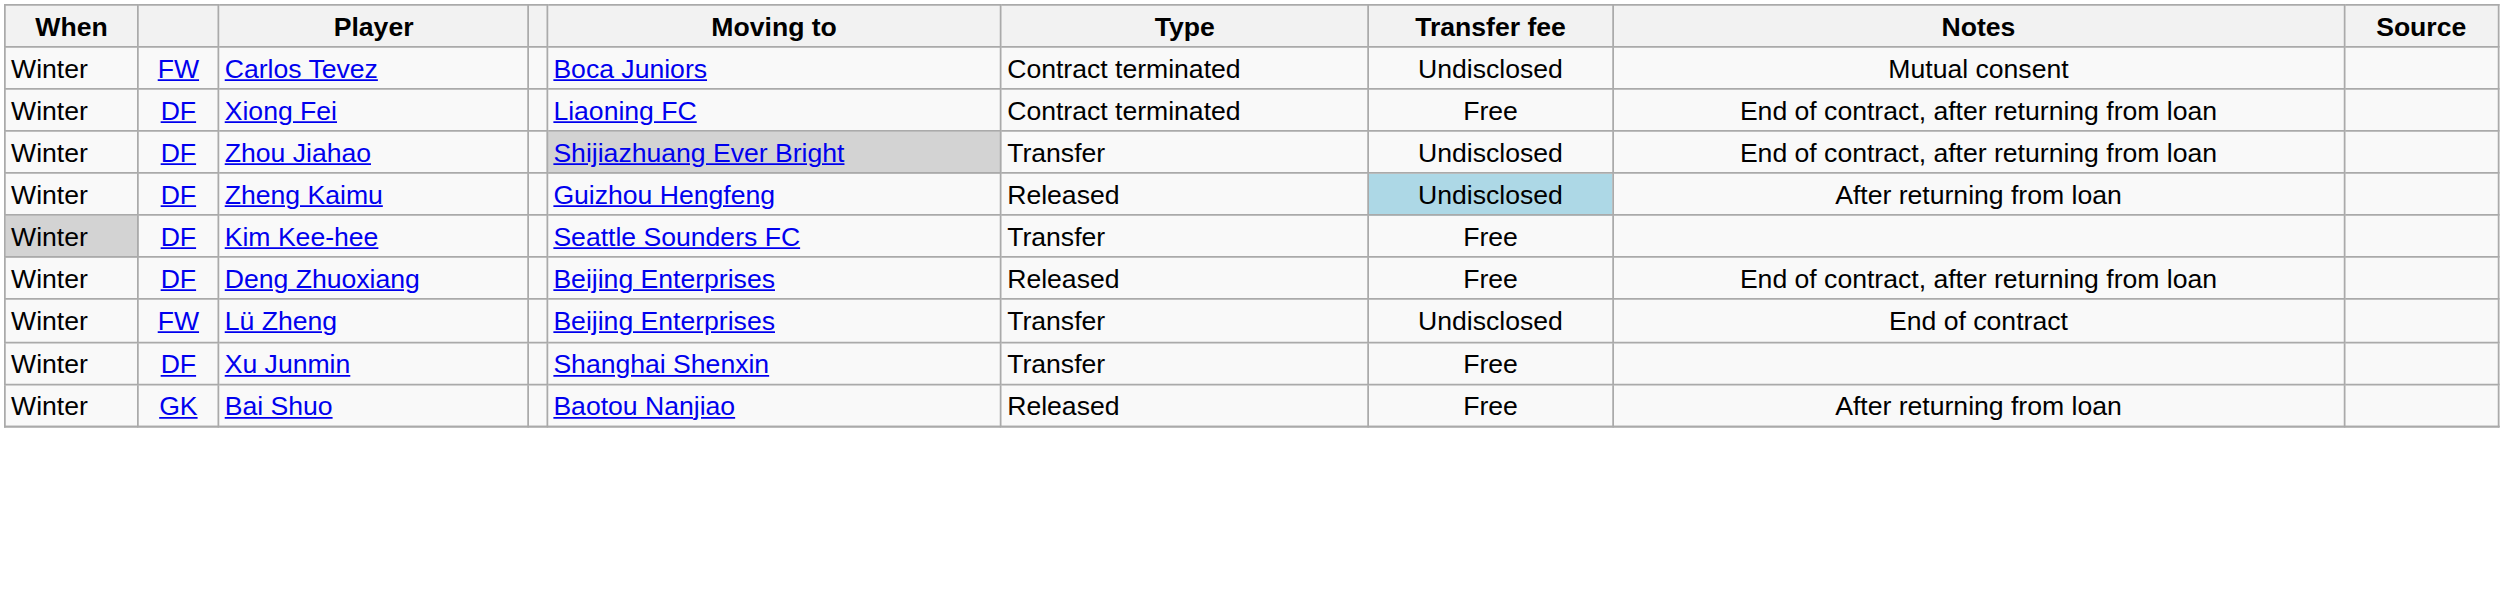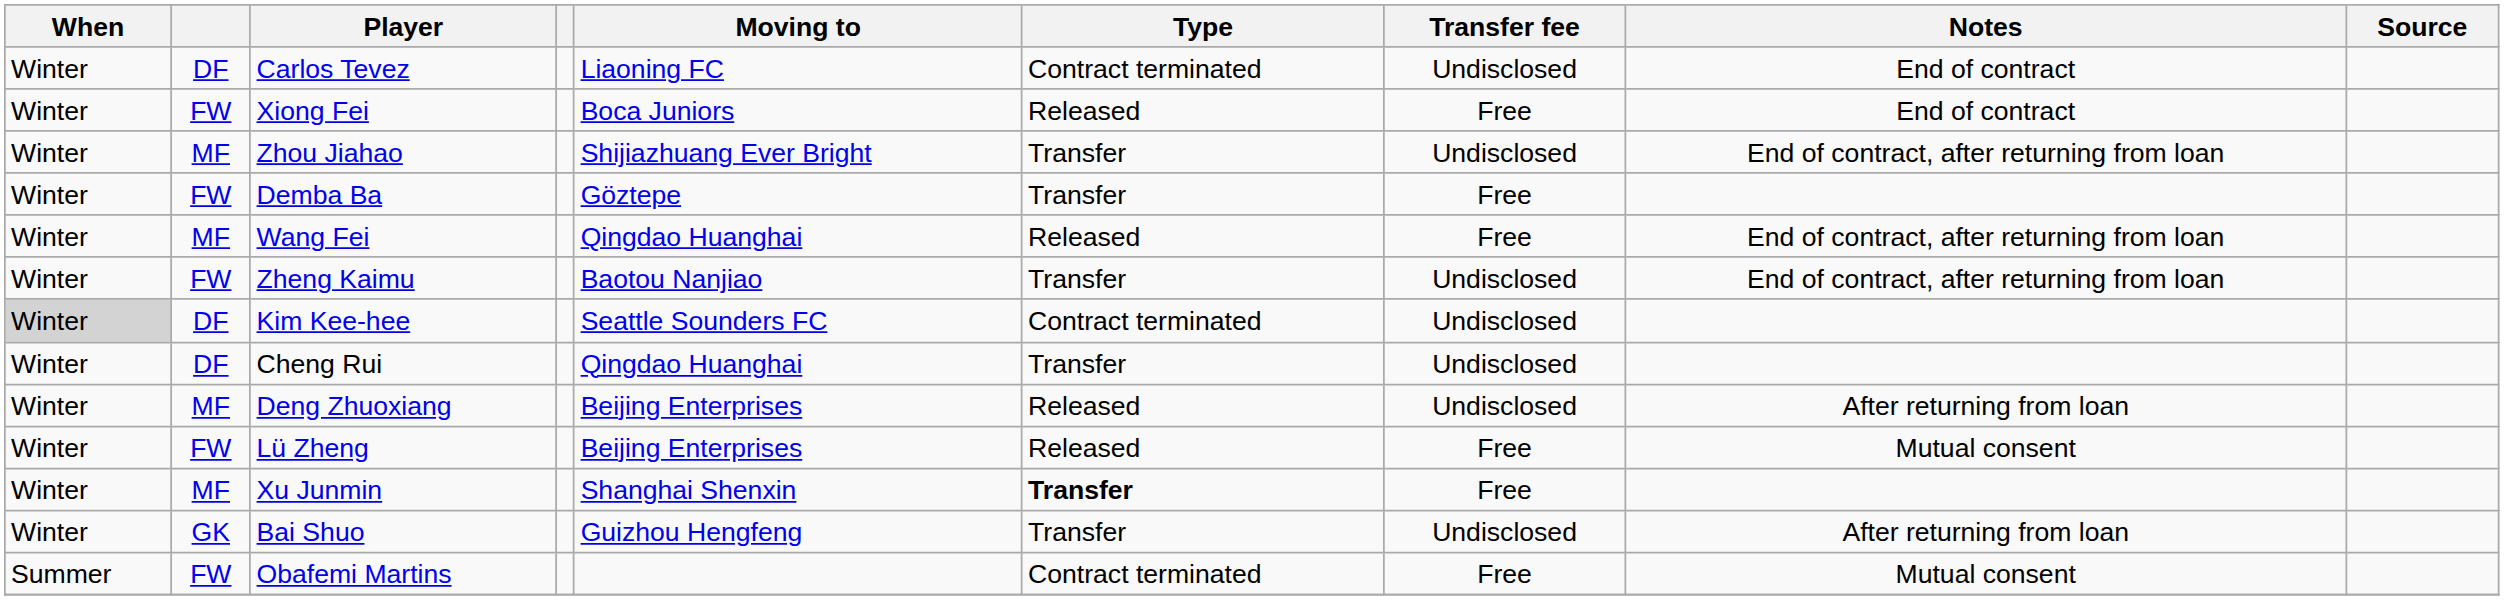(178, 68) FW -> (211, 68) DF
(630, 68) Boca Juniors -> (652, 68) Liaoning FC
(1978, 68) Mutual consent -> (1986, 68) End of contract
(178, 110) DF -> (211, 110) FW
(625, 110) Liaoning FC -> (657, 110) Boca Juniors
(1124, 110) Contract terminated -> (1084, 110) Released
(1978, 110) End of contract, after returning from loan -> (1986, 110) End of contract
(178, 152) DF -> (211, 152) MF
(699, 152) lightgrey background -> (726, 152) no background
+ row: (319, 195)
+ row: (313, 237)
(178, 195) DF -> (211, 279) FW
(664, 195) Guizhou Hengfeng -> (672, 279) Baotou Nanjiao
(1063, 195) Released -> (1077, 279) Transfer
(1490, 195) lightblue background -> (1505, 279) no background
(1978, 195) After returning from loan -> (1986, 279) End of contract, after returning from loan
(1056, 237) Transfer -> (1145, 321) Contract terminated
(1490, 237) Free -> (1505, 321) Undisclosed
+ row: (319, 363)
(178, 279) DF -> (211, 405) MF
(1490, 279) Free -> (1505, 405) Undisclosed
(1978, 279) End of contract, after returning from loan -> (1986, 405) After returning from loan
(1056, 321) Transfer -> (1084, 447) Released
(1490, 321) Undisclosed -> (1505, 447) Free
(1978, 321) End of contract -> (1986, 447) Mutual consent
(178, 363) DF -> (211, 489) MF
(1056, 363) normal -> (1081, 489) bold
(644, 405) Baotou Nanjiao -> (691, 531) Guizhou Hengfeng
(1063, 405) Released -> (1077, 531) Transfer
(1490, 405) Free -> (1505, 531) Undisclosed
+ row: (354, 574)
